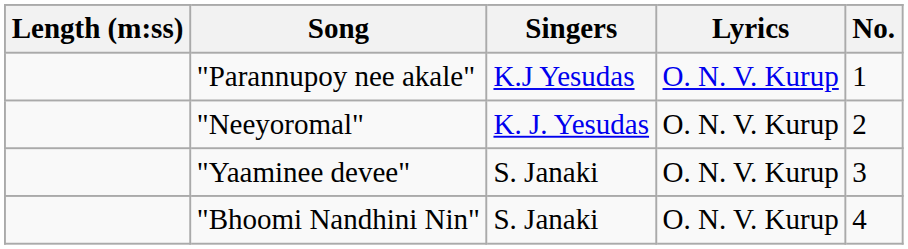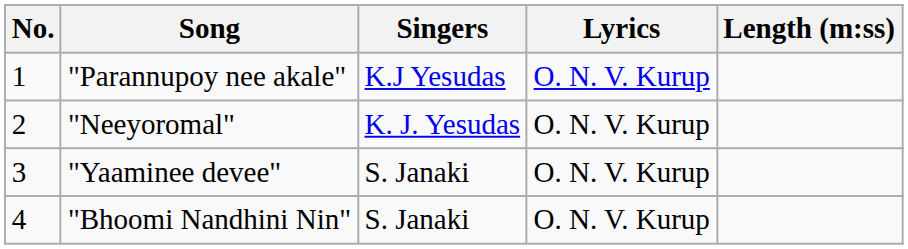columns swapped: (874, 28) <-> (98, 28)
